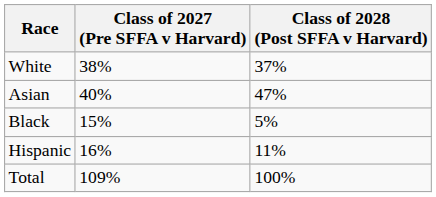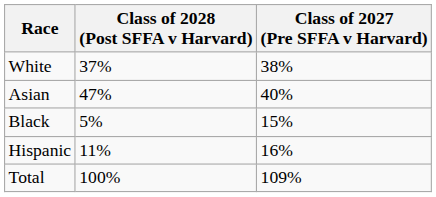columns swapped: (163, 28) <-> (341, 28)
